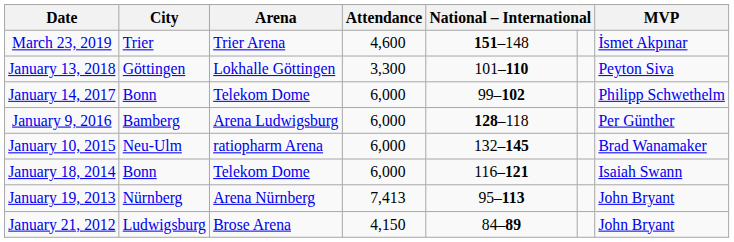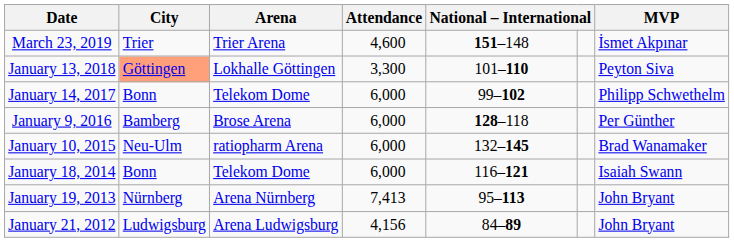(154, 69) no background -> (154, 69) lightsalmon background
(276, 120) Arena Ludwigsburg -> (252, 120) Brose Arena
(252, 224) Brose Arena -> (276, 224) Arena Ludwigsburg
(384, 224) 4,150 -> (384, 224) 4,156
